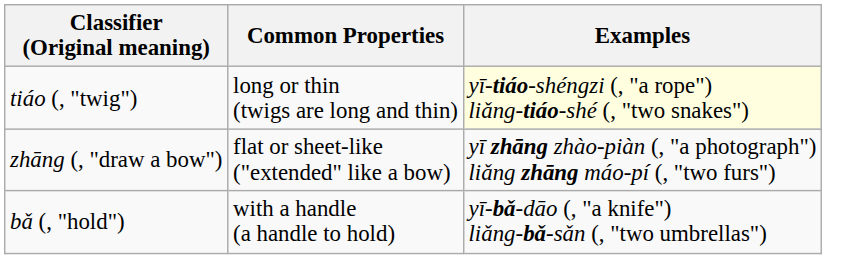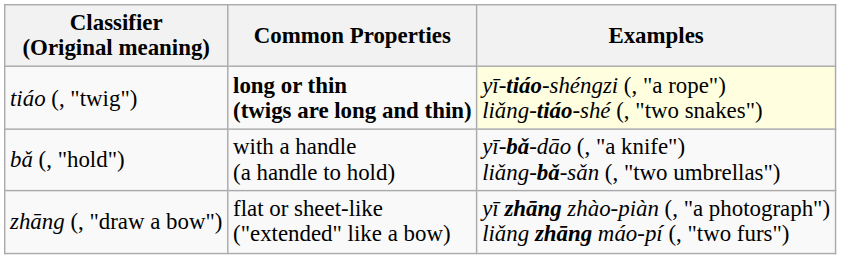(345, 97) normal -> (352, 97) bold
rows swapped: (67, 221) <-> (116, 159)
